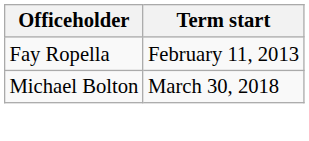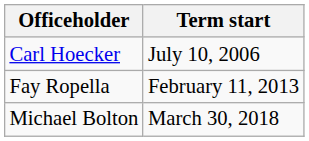+ row: (65, 53)
